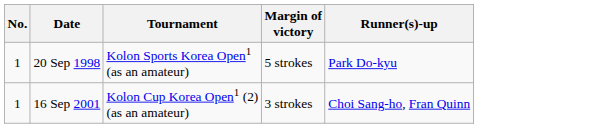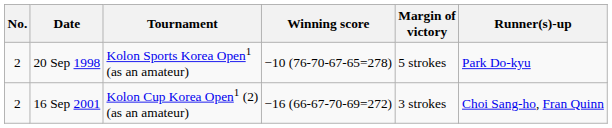+ column: (328, 23)
(17, 62) 1 -> (17, 62) 2
(17, 103) 1 -> (17, 103) 2
